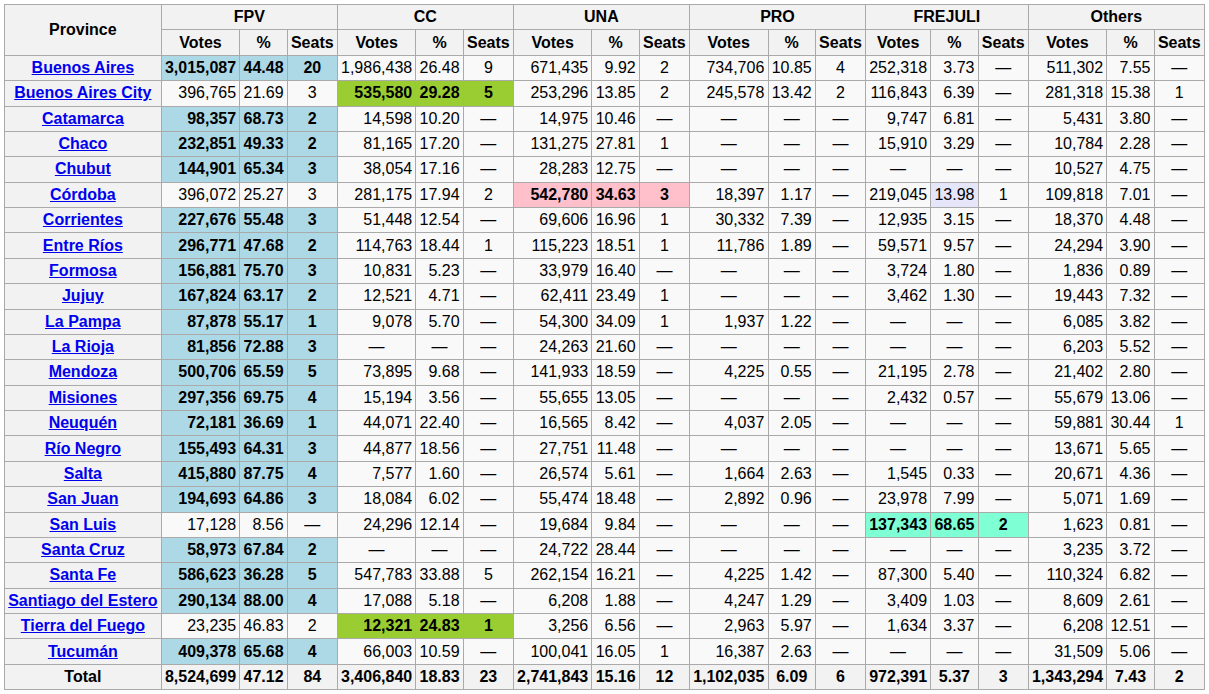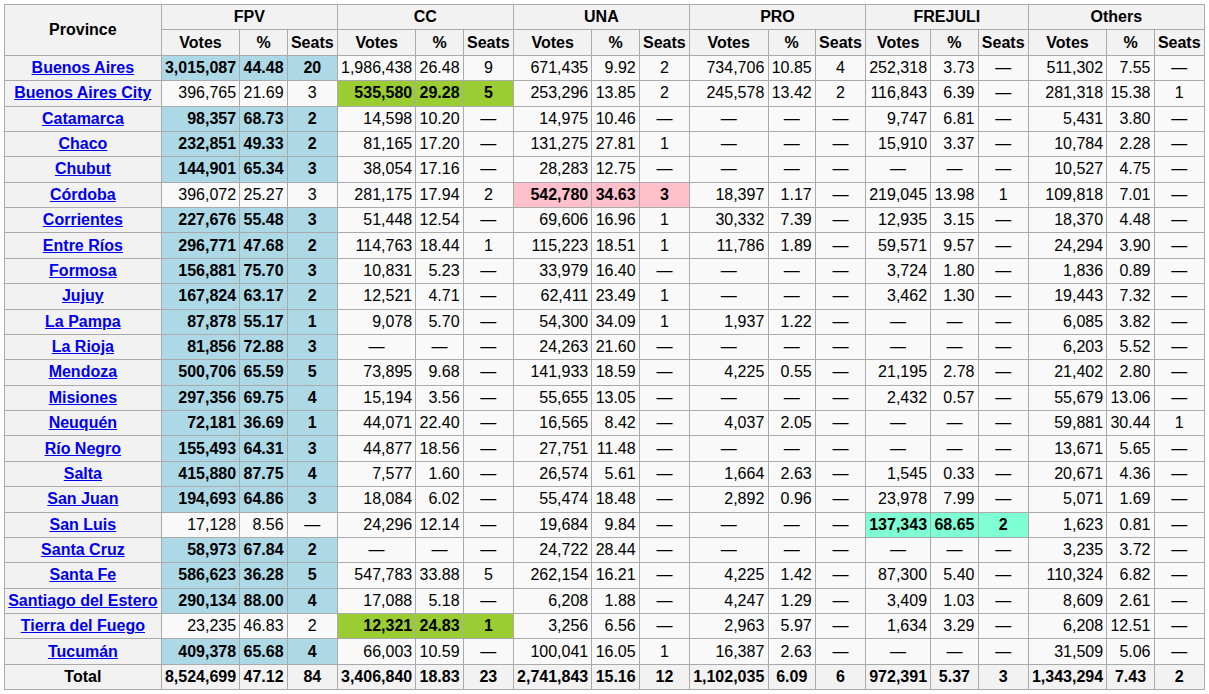(959, 144) 3.29 -> (959, 144) 3.37
(954, 194) lavender background -> (954, 194) no background
(959, 626) 3.37 -> (959, 626) 3.29
